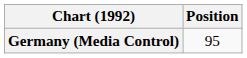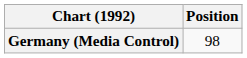(212, 40) 95 -> (212, 40) 98
